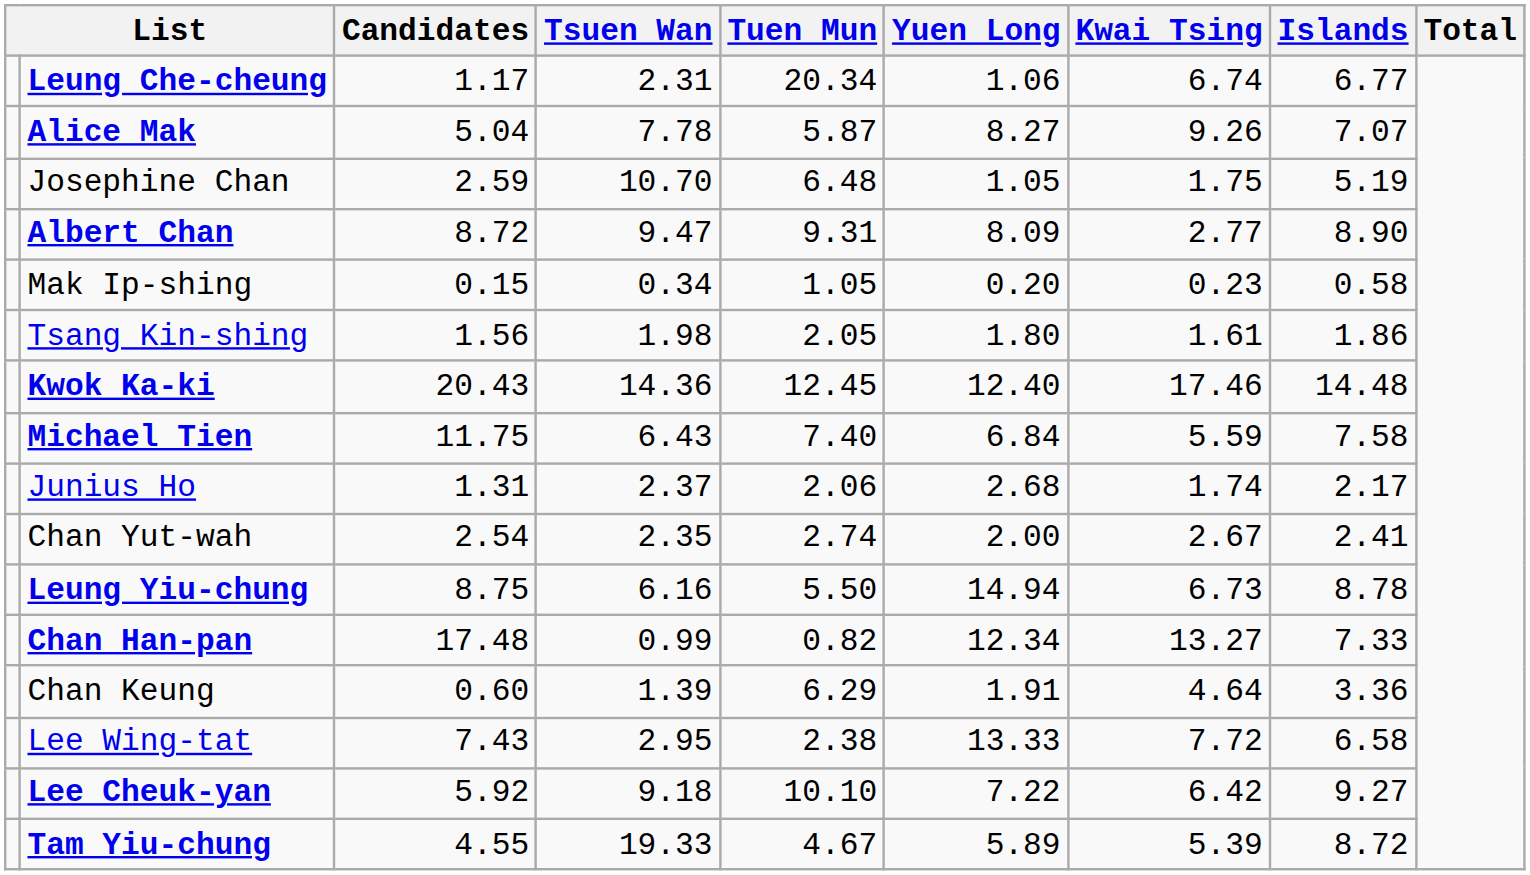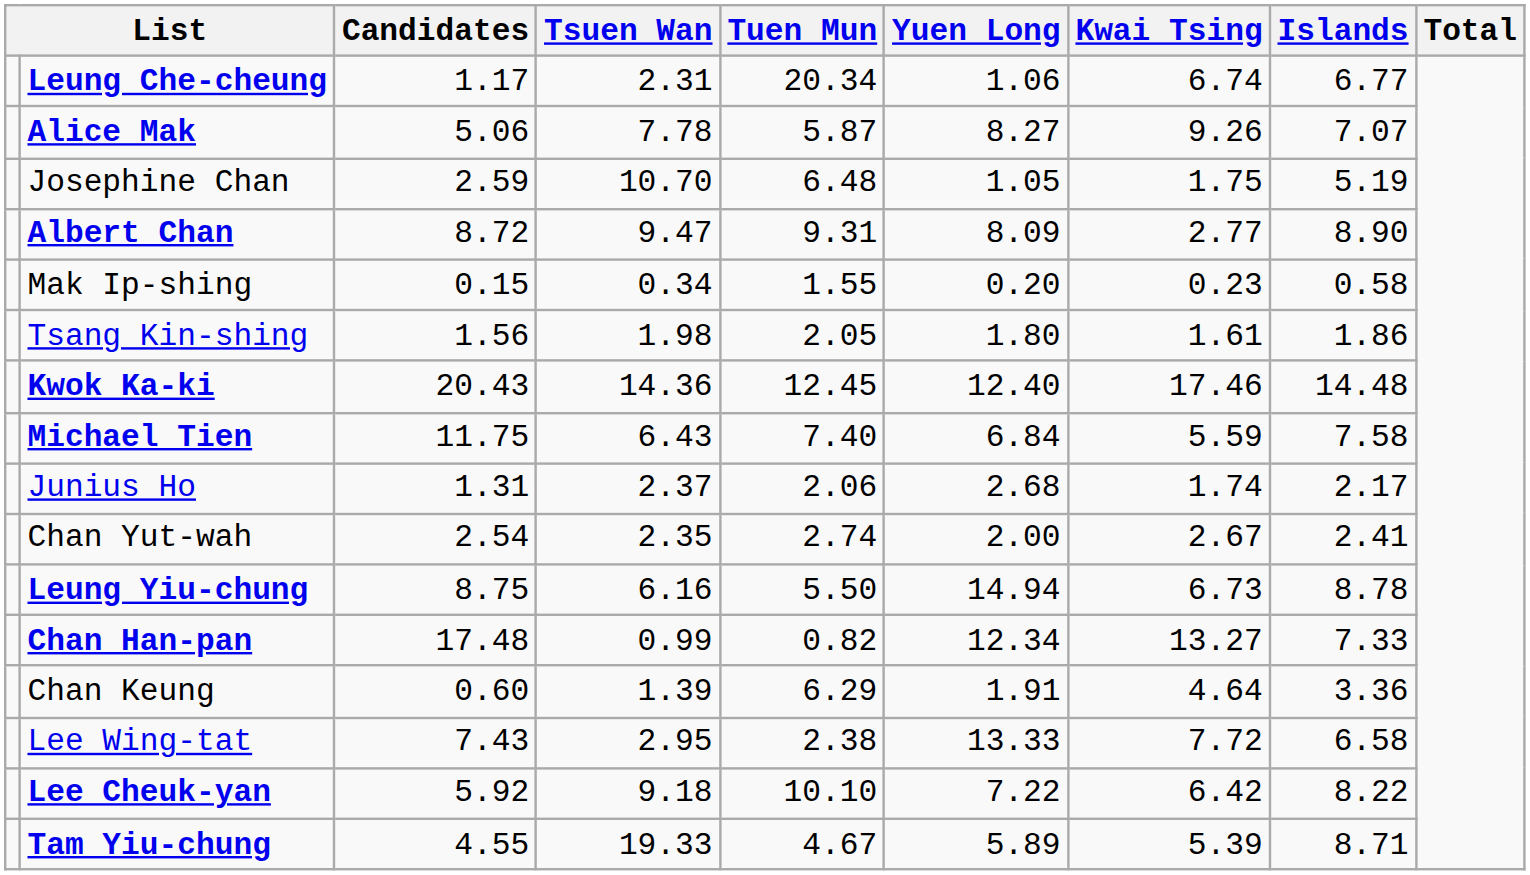(492, 132) 5.04 -> (492, 132) 5.06
(840, 285) 1.05 -> (840, 285) 1.55
(1371, 793) 9.27 -> (1371, 793) 8.22
(1371, 844) 8.72 -> (1371, 844) 8.71
